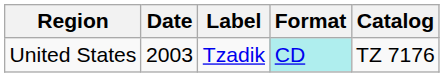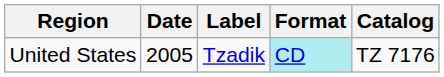(170, 54) 2003 -> (170, 54) 2005
